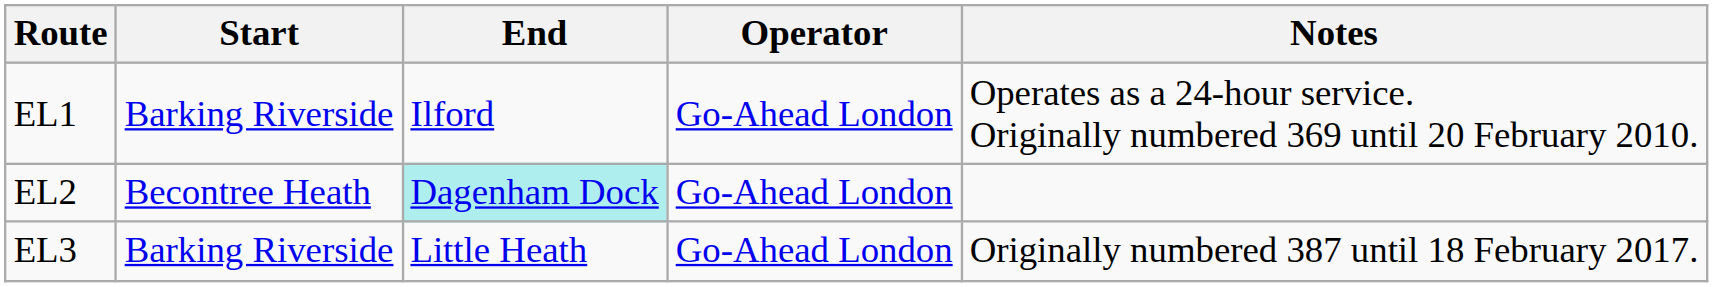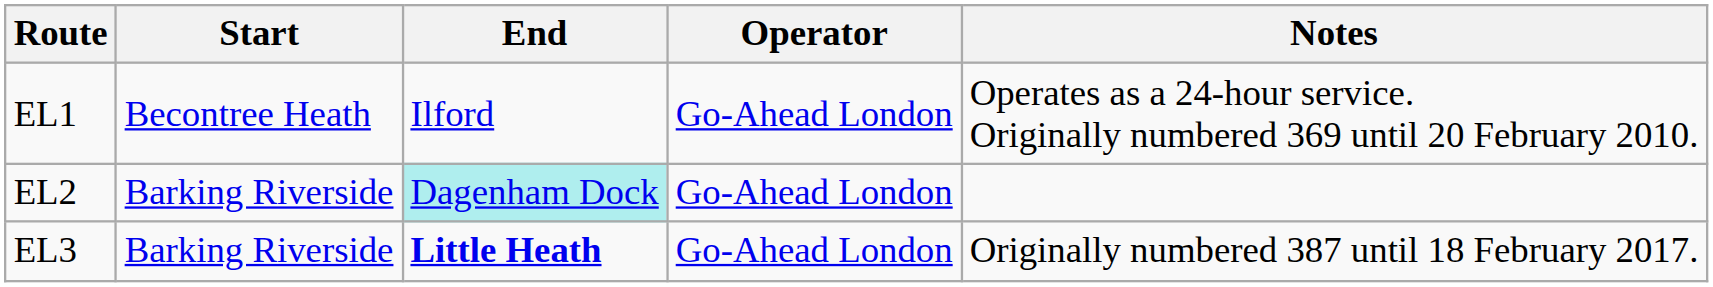(259, 112) Barking Riverside -> (248, 112) Becontree Heath
(248, 191) Becontree Heath -> (259, 191) Barking Riverside
(499, 250) normal -> (506, 250) bold
